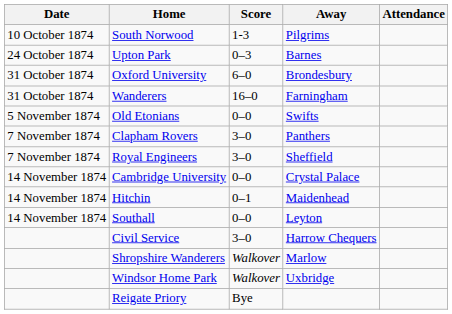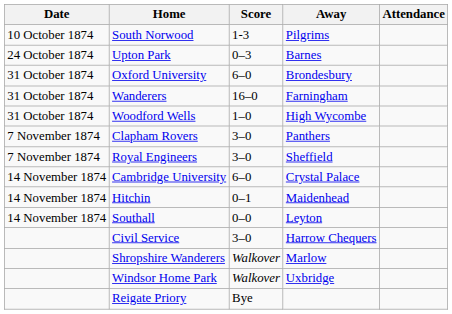+ row: (154, 116)
- row: (146, 116)
(242, 177) 0–0 -> (242, 177) 6–0
